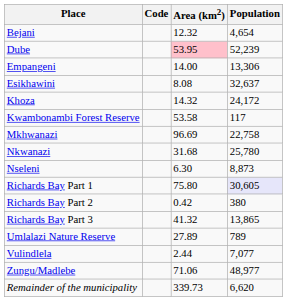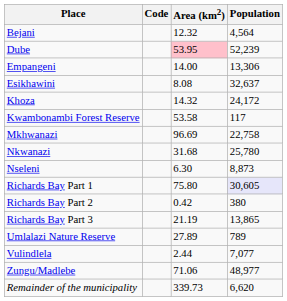(242, 32) 4,654 -> (242, 32) 4,564
(185, 219) 41.32 -> (185, 219) 21.19
